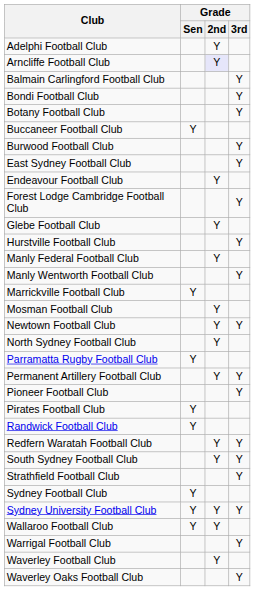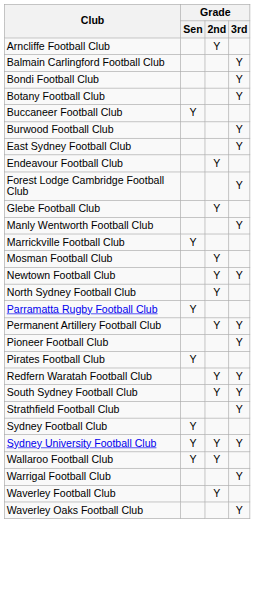- row: (57, 46)
(217, 63) lavender background -> (217, 46) no background
- row: (61, 242)
- row: (73, 259)
- row: (62, 426)
